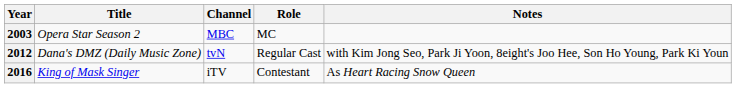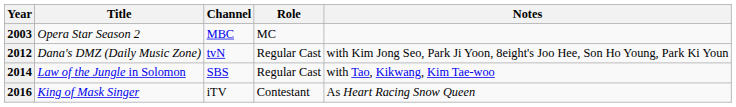+ row: (20, 72)
